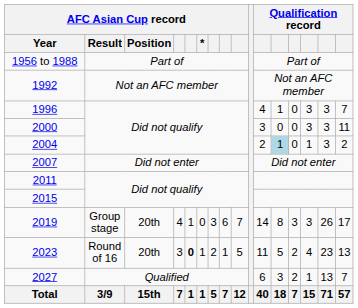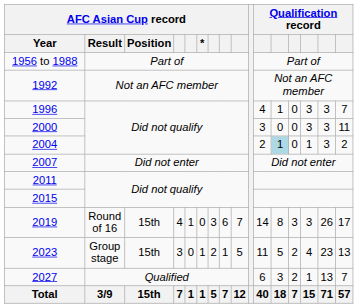(105, 222) Group stage -> (105, 222) Round of 16
(149, 222) 20th -> (149, 222) 15th
(105, 252) Round of 16 -> (105, 252) Group stage
(149, 252) 20th -> (149, 252) 15th
(191, 252) bold -> (191, 252) normal
